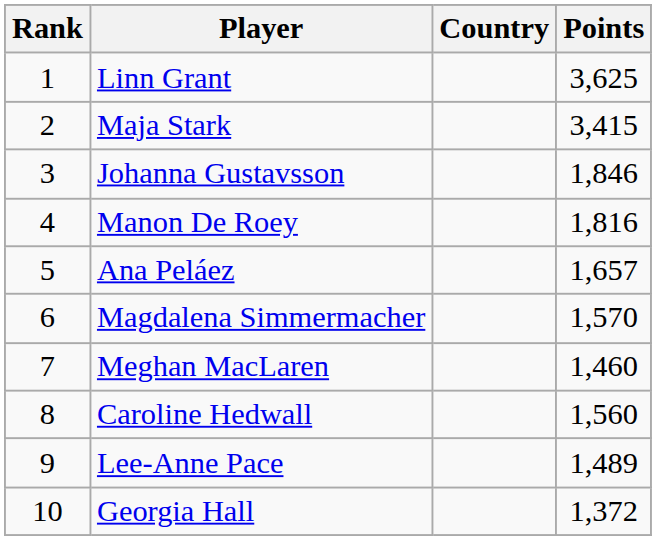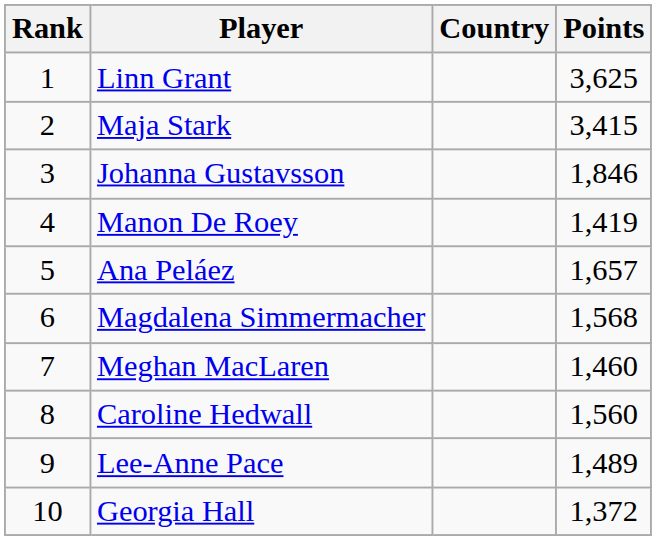(604, 221) 1,816 -> (604, 221) 1,419
(604, 317) 1,570 -> (604, 317) 1,568
